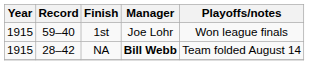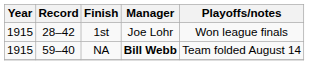(59, 32) 59–40 -> (59, 32) 28–42
(59, 50) 28–42 -> (59, 50) 59–40
